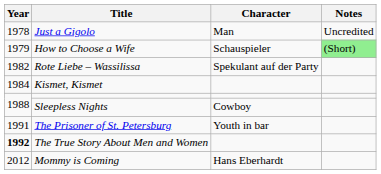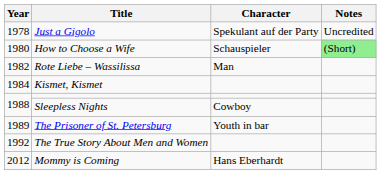(224, 31) Man -> (266, 31) Spekulant auf der Party
(18, 48) 1979 -> (18, 48) 1980
(266, 66) Spekulant auf der Party -> (224, 66) Man
(18, 125) 1991 -> (18, 125) 1989
(18, 142) bold -> (18, 142) normal
